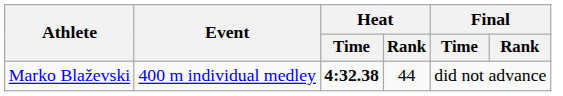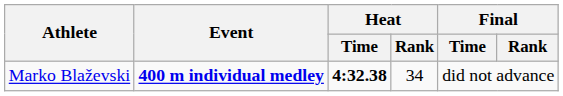(227, 76) normal -> (231, 76) bold
(407, 76) 44 -> (415, 76) 34
